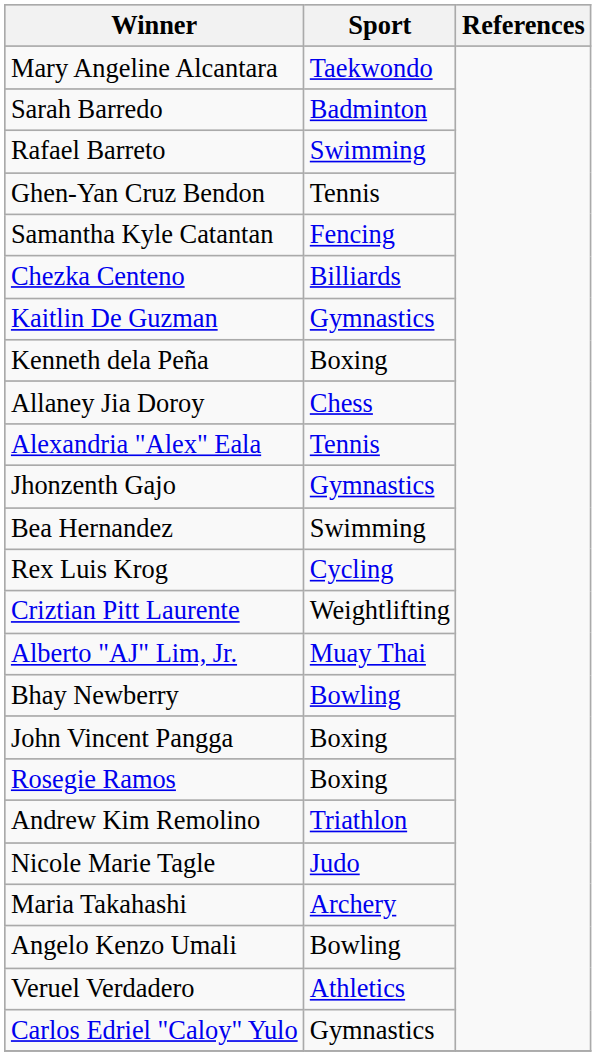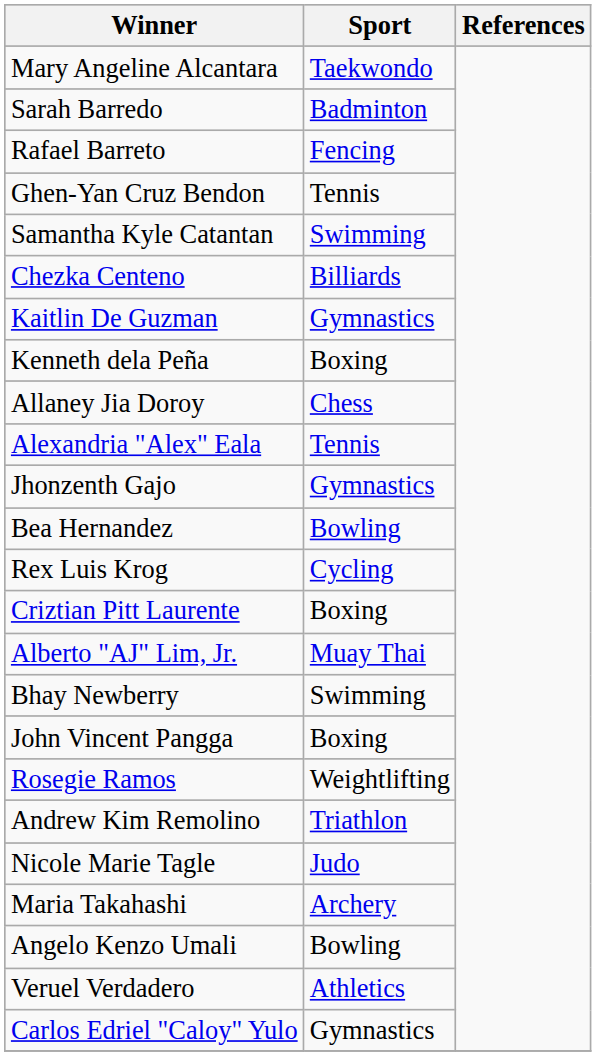(368, 151) Swimming -> (352, 151) Fencing
(352, 234) Fencing -> (368, 234) Swimming
(368, 527) Swimming -> (355, 527) Bowling
(380, 611) Weightlifting -> (349, 611) Boxing
(355, 695) Bowling -> (368, 695) Swimming
(349, 779) Boxing -> (380, 779) Weightlifting
